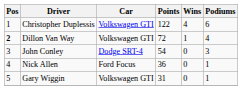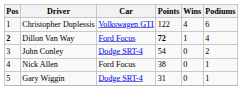(126, 37) Volkswagen GTI -> (117, 37) Ford Focus
(162, 37) normal -> (162, 37) bold
(207, 51) 3 -> (207, 51) 2
(162, 64) 36 -> (162, 64) 38
(126, 78) Volkswagen GTI -> (121, 78) Dodge SRT-4
